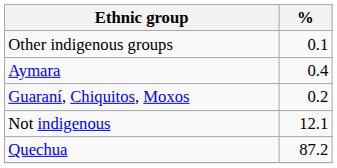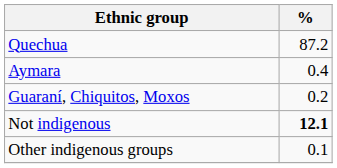rows swapped: (38, 149) <-> (91, 44)
(314, 123) normal -> (314, 123) bold
